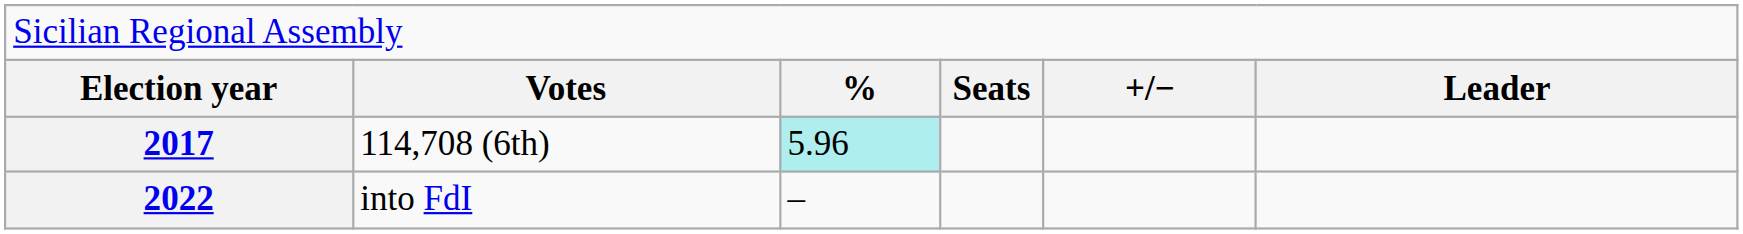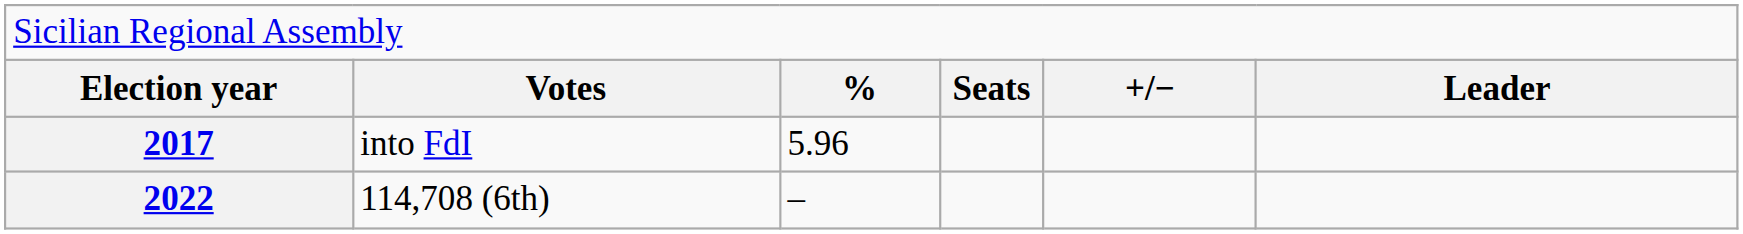(455, 143) 114,708 (6th) -> (416, 143) into FdI
(818, 143) paleturquoise background -> (818, 143) no background
(416, 198) into FdI -> (455, 198) 114,708 (6th)
